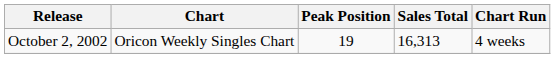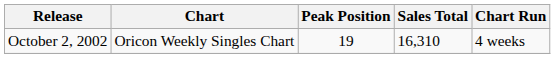(419, 41) 16,313 -> (419, 41) 16,310
